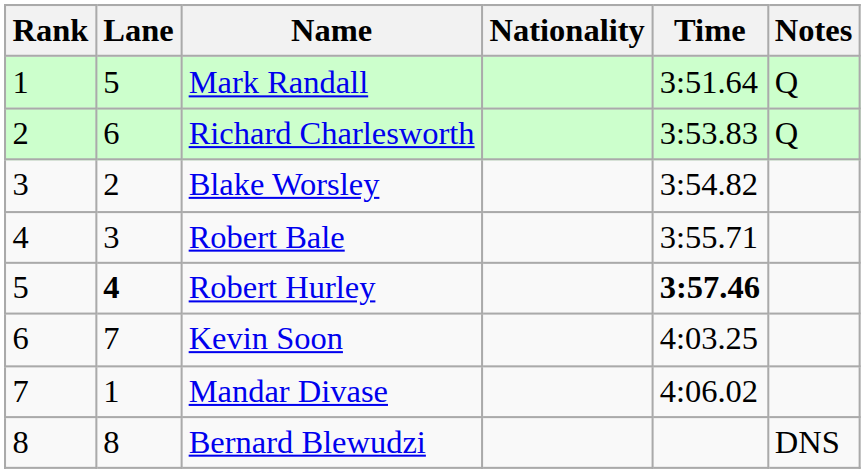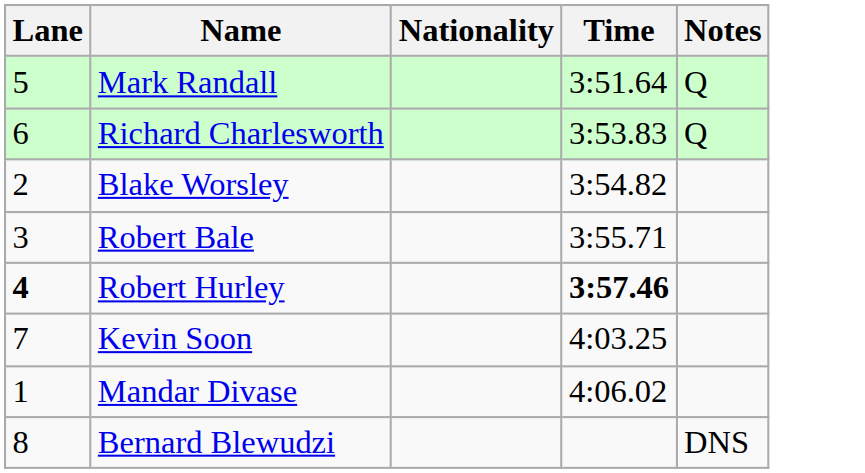- column: (50, 30)
